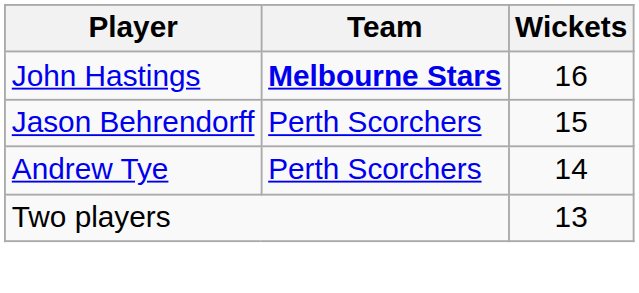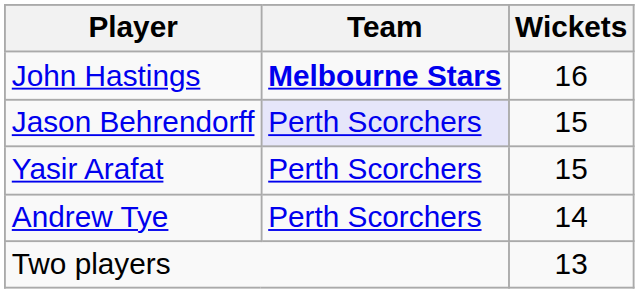(375, 122) no background -> (375, 122) lavender background
+ row: (88, 169)
